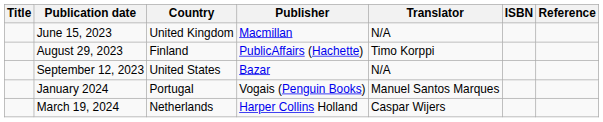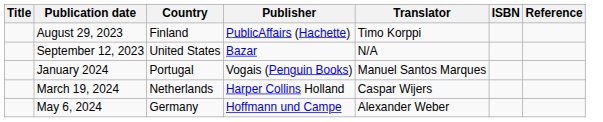- row: (74, 32)
+ row: (69, 107)
